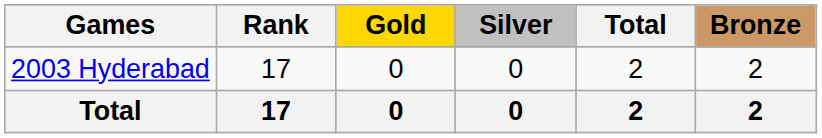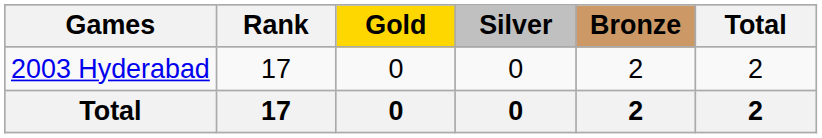columns swapped: (756, 25) <-> (636, 25)
